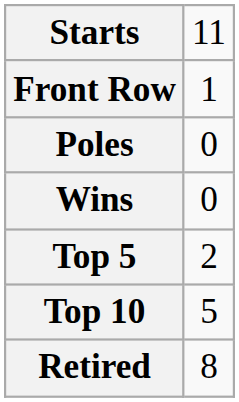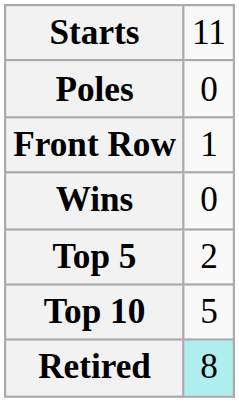rows swapped: (95, 144) <-> (95, 88)
(209, 367) no background -> (209, 367) paleturquoise background
